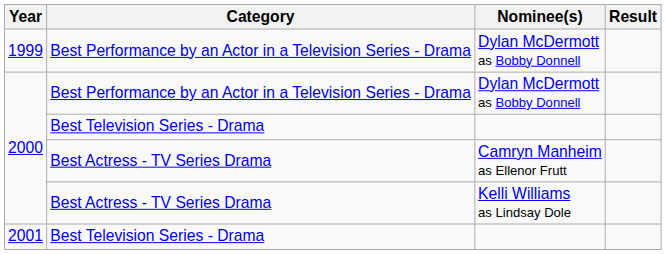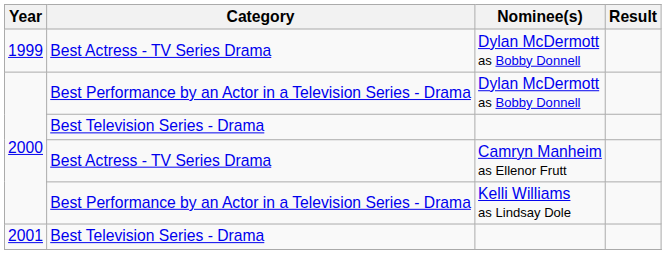(261, 50) Best Performance by an Actor in a Television Series - Drama -> (161, 50) Best Actress - TV Series Drama
(161, 203) Best Actress - TV Series Drama -> (261, 203) Best Performance by an Actor in a Television Series - Drama
